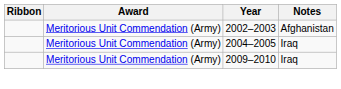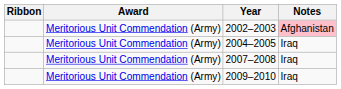(307, 28) no background -> (307, 28) pink background
+ row: (251, 60)
